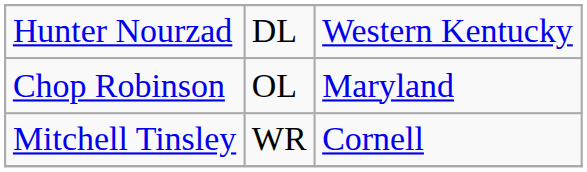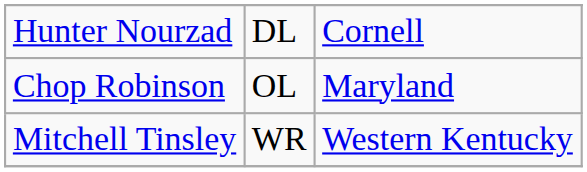(447, 31) Western Kentucky -> (373, 31) Cornell
(373, 138) Cornell -> (447, 138) Western Kentucky
